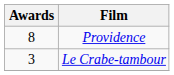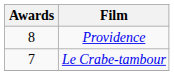(32, 59) 3 -> (32, 59) 7
